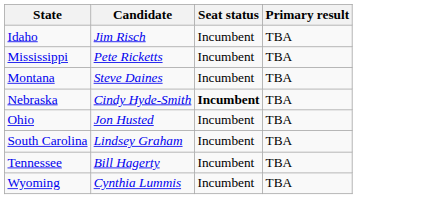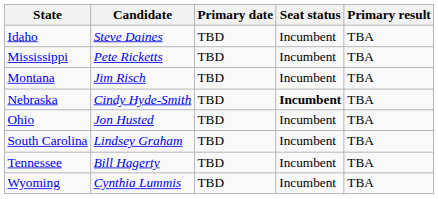+ column: (235, 15)
(120, 36) Jim Risch -> (128, 36) Steve Daines
(128, 78) Steve Daines -> (120, 78) Jim Risch
